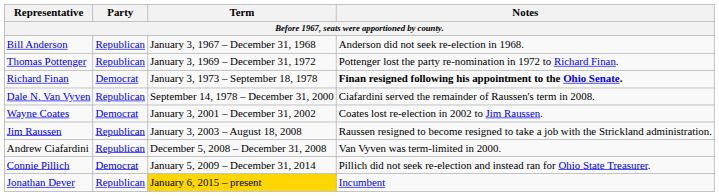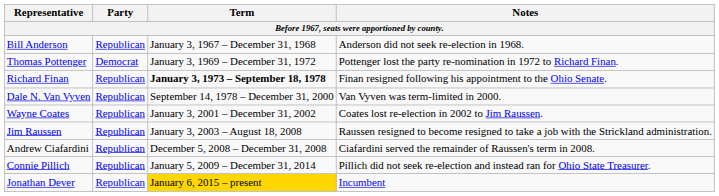(120, 61) Republican -> (117, 61) Democrat
(117, 79) Democrat -> (120, 79) Republican
(234, 79) normal -> (238, 79) bold
(481, 79) bold -> (473, 79) normal
(467, 96) Ciafardini served the remainder of Raussen's term in 2008. -> (420, 96) Van Vyven was term-limited in 2000.
(117, 113) Democrat -> (120, 113) Republican
(420, 148) Van Vyven was term-limited in 2000. -> (467, 148) Ciafardini served the remainder of Raussen's term in 2008.
(117, 165) Democrat -> (120, 165) Republican
